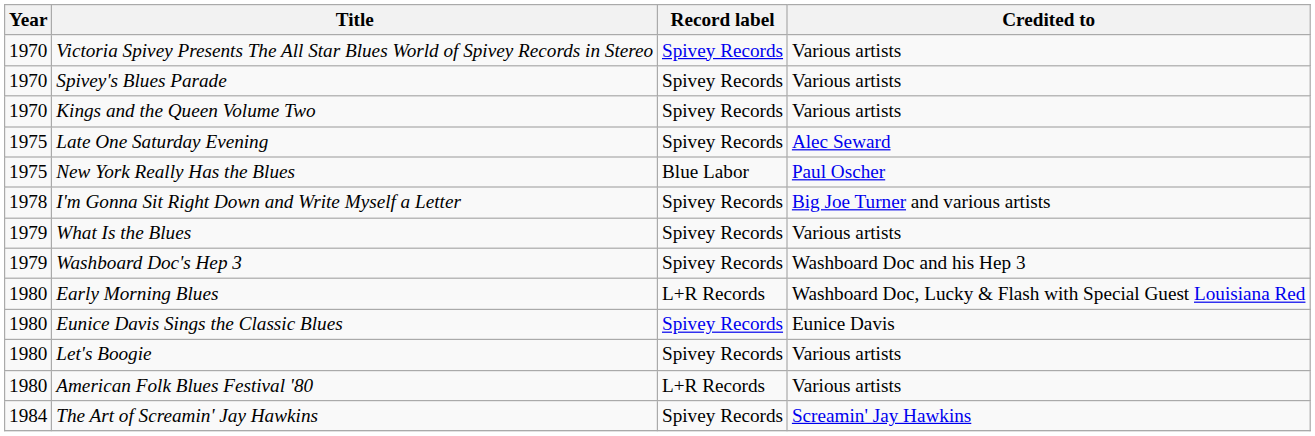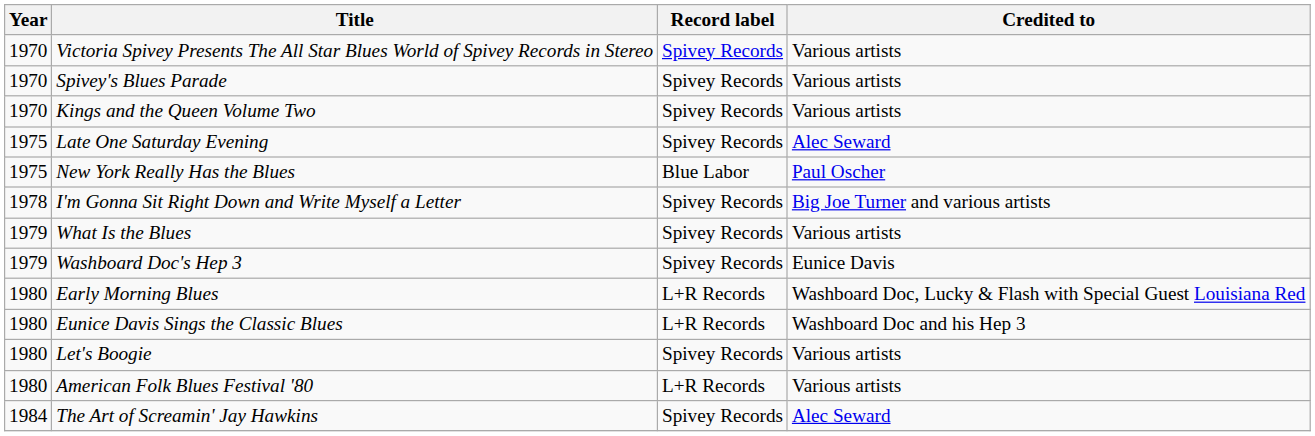(909, 263) Washboard Doc and his Hep 3 -> (843, 263) Eunice Davis
(723, 324) Spivey Records -> (714, 324) L+R Records
(843, 324) Eunice Davis -> (909, 324) Washboard Doc and his Hep 3
(882, 415) Screamin' Jay Hawkins -> (841, 415) Alec Seward
